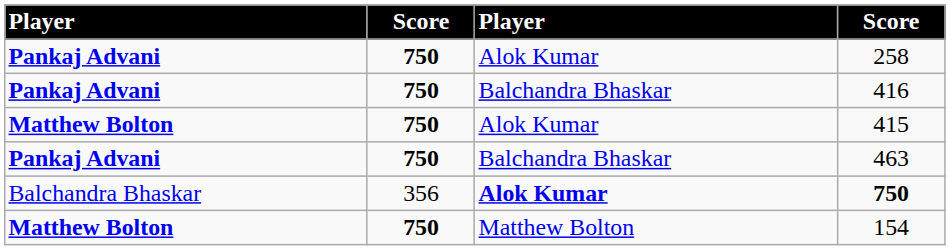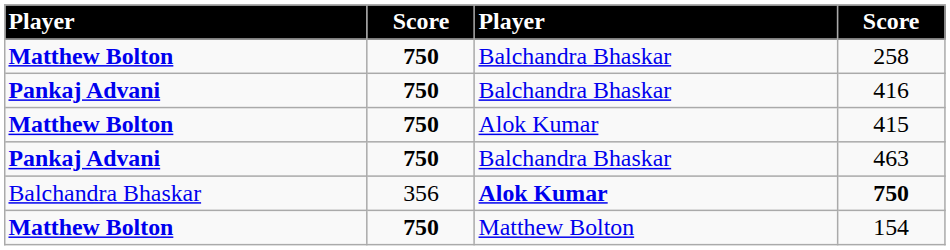(84, 55) Pankaj Advani -> (91, 55) Matthew Bolton
(538, 55) Alok Kumar -> (575, 55) Balchandra Bhaskar
